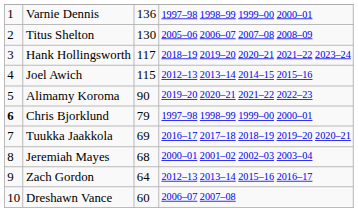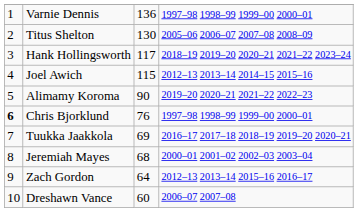(143, 116) 79 -> (143, 116) 76
